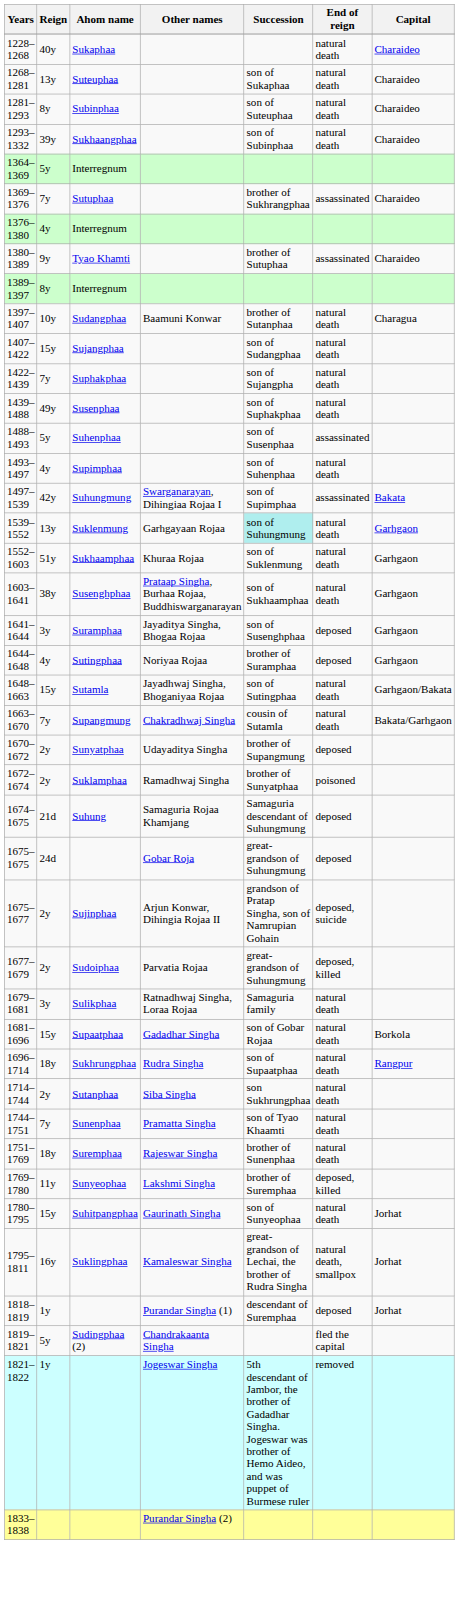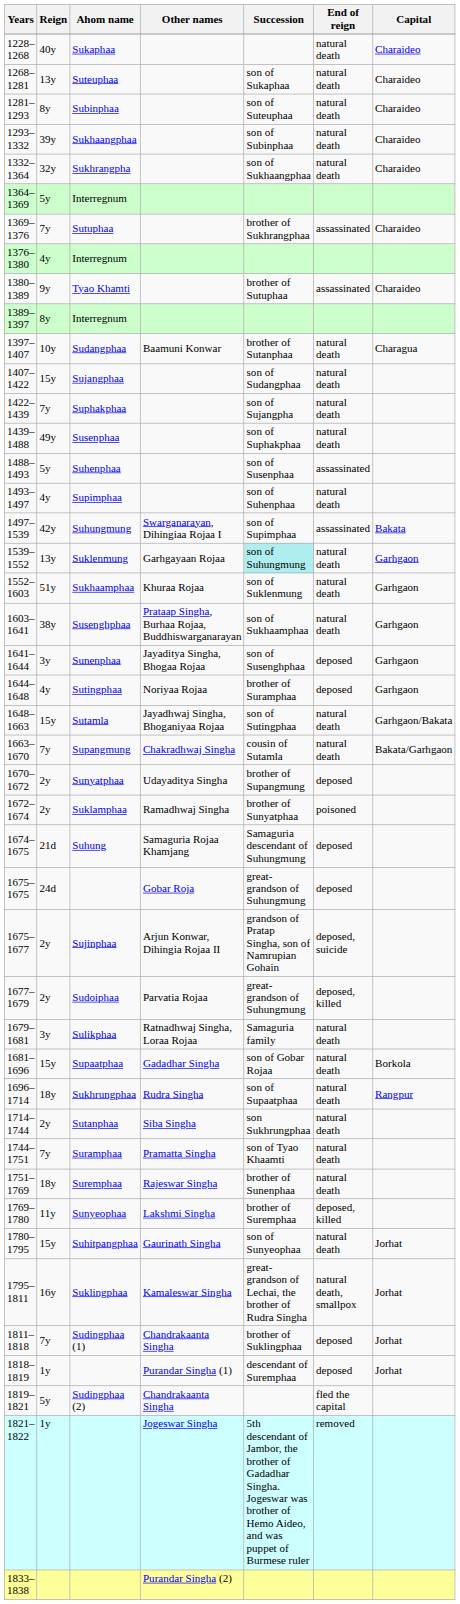+ row: (21, 169)
(97, 630) Suramphaa -> (96, 660) Sunenphaa
(96, 1123) Sunenphaa -> (97, 1153) Suramphaa
+ row: (20, 1340)
